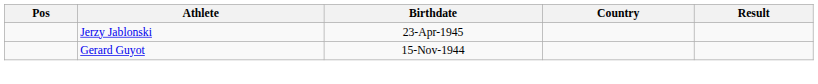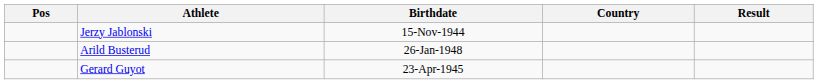(433, 32) 23-Apr-1945 -> (433, 32) 15-Nov-1944
+ row: (115, 50)
(433, 50) 15-Nov-1944 -> (433, 69) 23-Apr-1945
